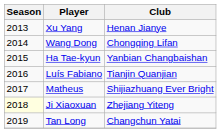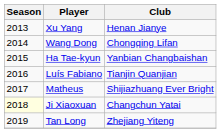(140, 105) Zhejiang Yiteng -> (144, 105) Changchun Yatai
(144, 120) Changchun Yatai -> (140, 120) Zhejiang Yiteng
